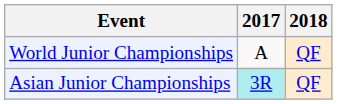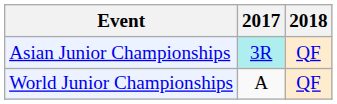rows swapped: (120, 83) <-> (121, 52)
